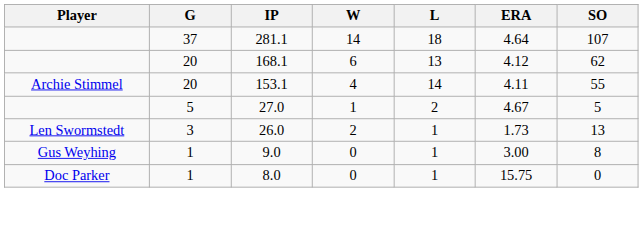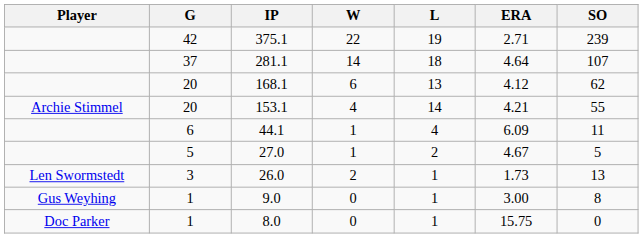+ row: (272, 38)
(516, 84) 4.11 -> (516, 107) 4.21
+ row: (272, 130)
